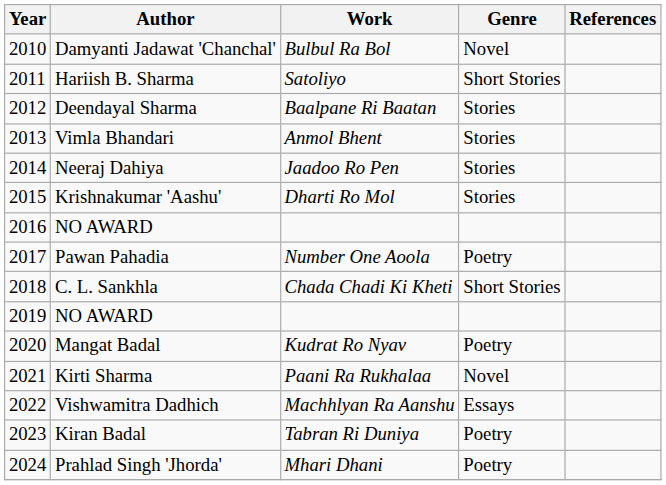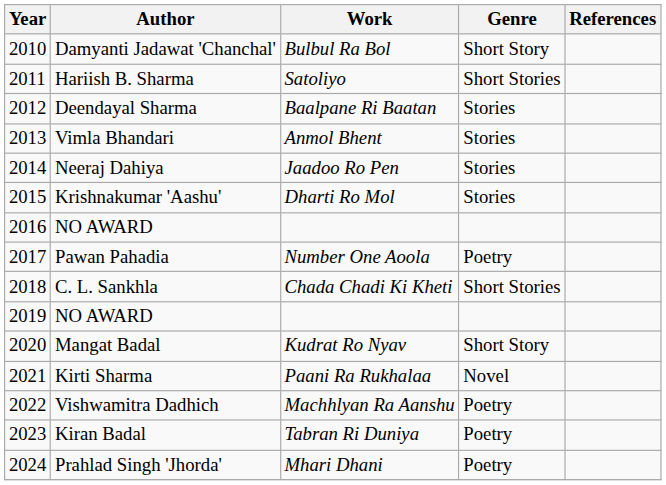(486, 49) Novel -> (506, 49) Short Story
(488, 345) Poetry -> (506, 345) Short Story
(489, 405) Essays -> (488, 405) Poetry
